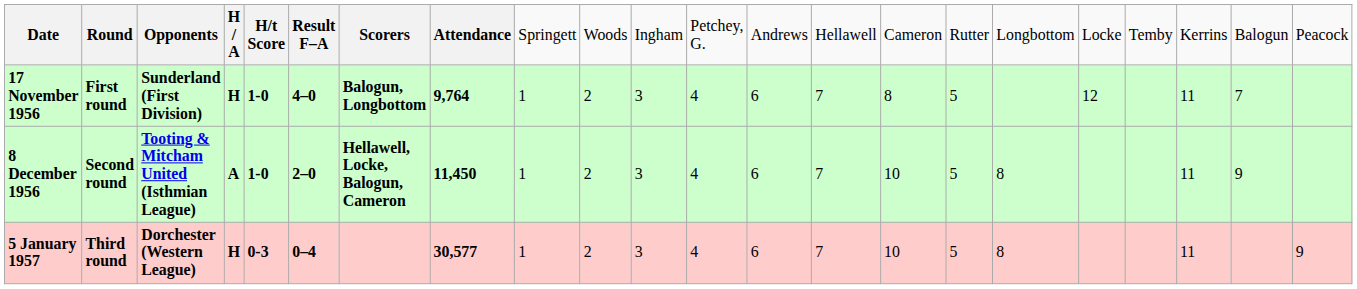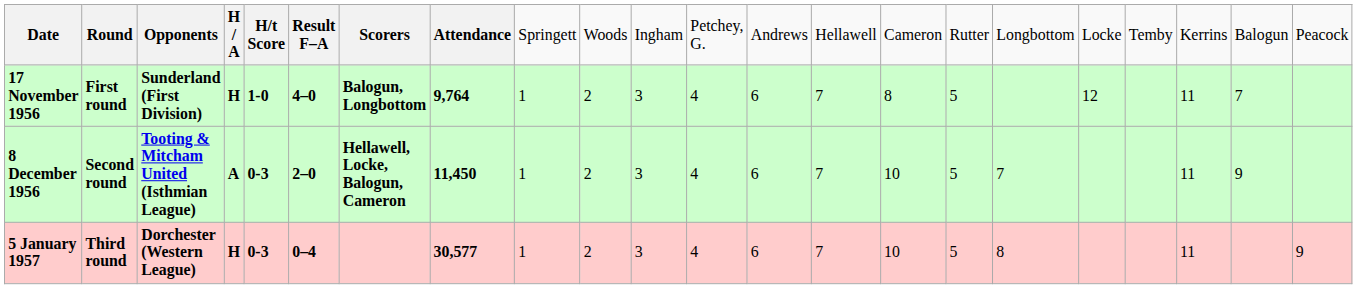(258, 174) 1-0 -> (258, 174) 0-3
(1000, 174) 8 -> (1000, 174) 7
